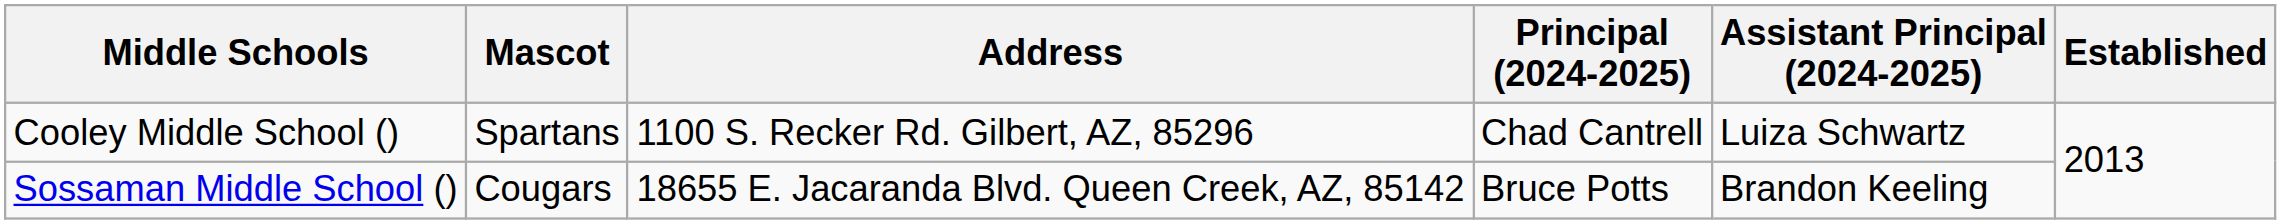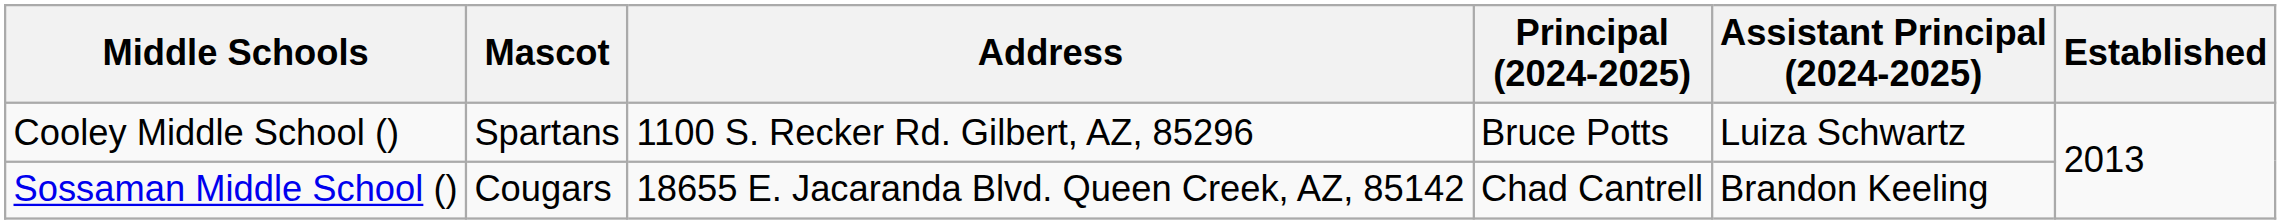(1592, 131) Chad Cantrell -> (1575, 131) Bruce Potts
(1575, 189) Bruce Potts -> (1592, 189) Chad Cantrell
